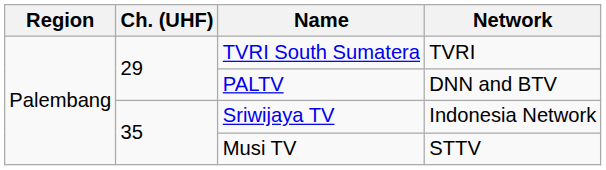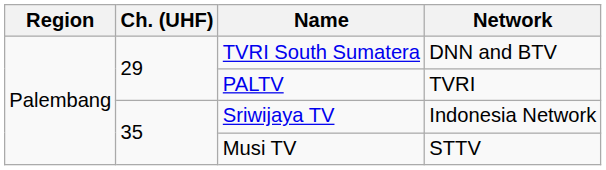(452, 52) TVRI -> (493, 52) DNN and BTV
(493, 84) DNN and BTV -> (452, 84) TVRI
